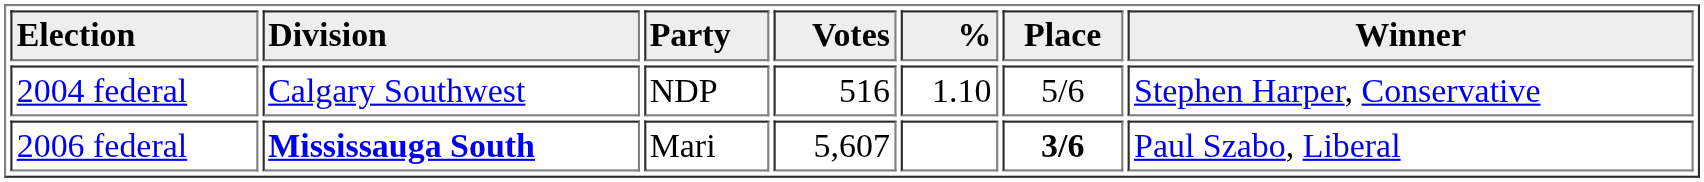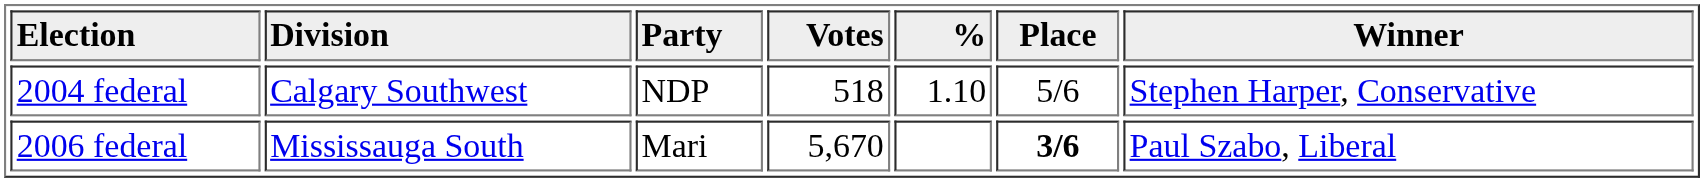(864, 90) 516 -> (858, 90) 518
(402, 145) bold -> (397, 145) normal
(852, 145) 5,607 -> (846, 145) 5,670
